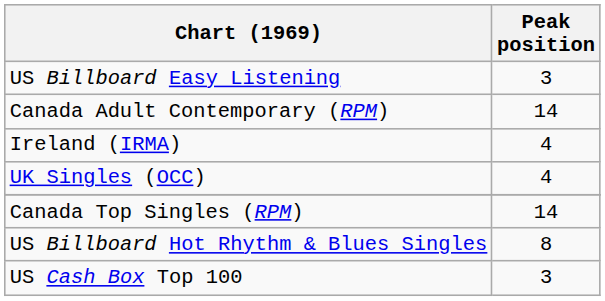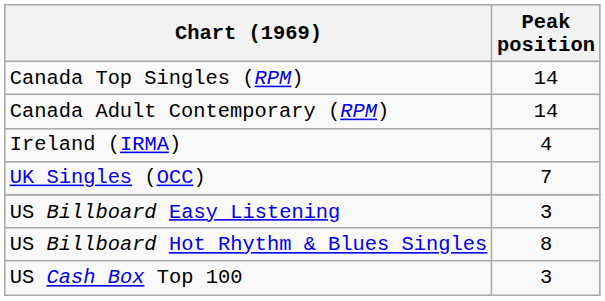rows swapped: (157, 211) <-> (175, 78)
(546, 178) 4 -> (546, 178) 7
